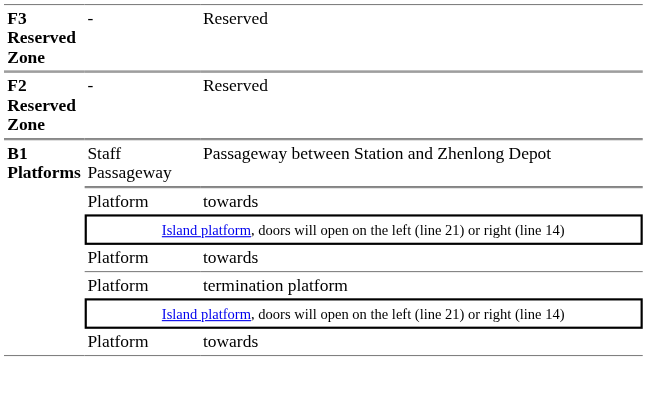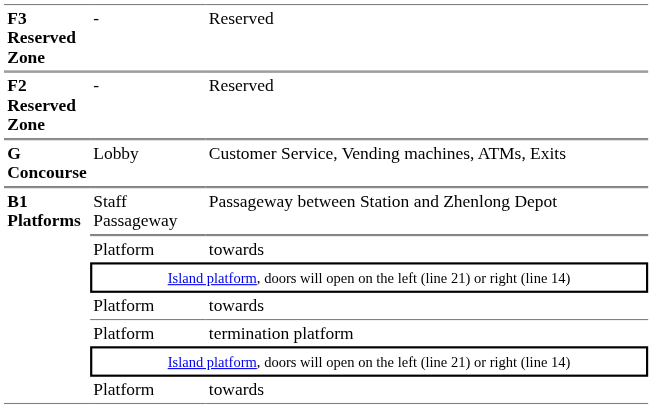+ row: (116, 153)
